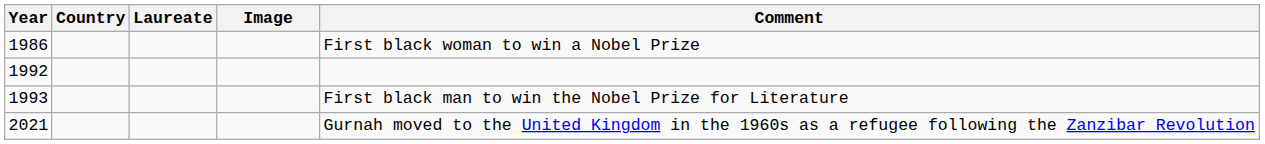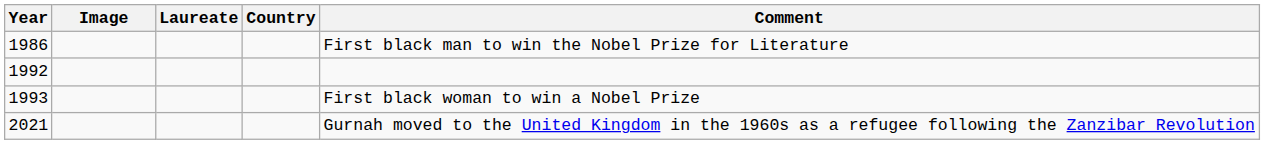columns swapped: (268, 18) <-> (91, 18)
(512, 45) First black woman to win a Nobel Prize -> (586, 45) First black man to win the Nobel Prize for Literature
(586, 99) First black man to win the Nobel Prize for Literature -> (512, 99) First black woman to win a Nobel Prize
